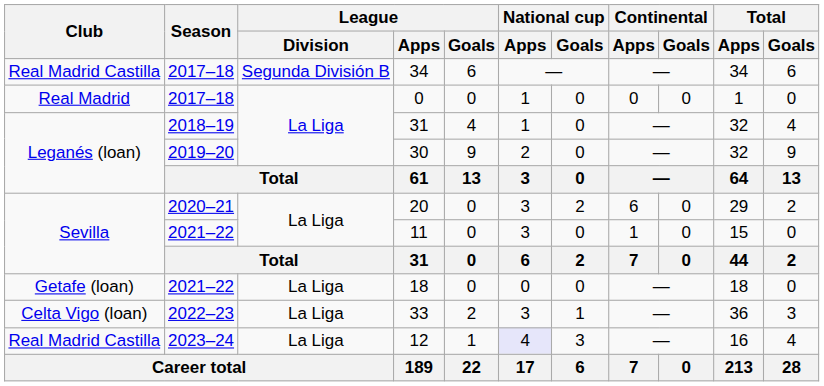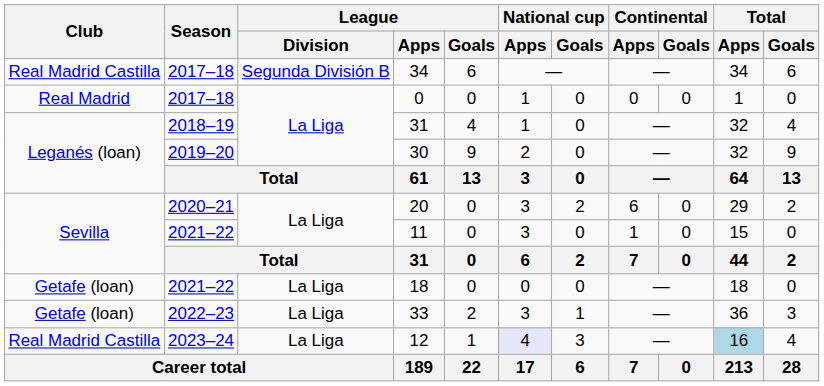(84, 313) Celta Vigo (loan) -> (84, 313) Getafe (loan)
(739, 340) no background -> (739, 340) lightblue background
